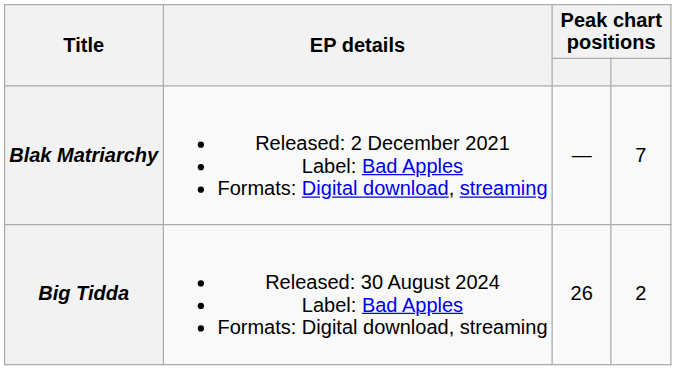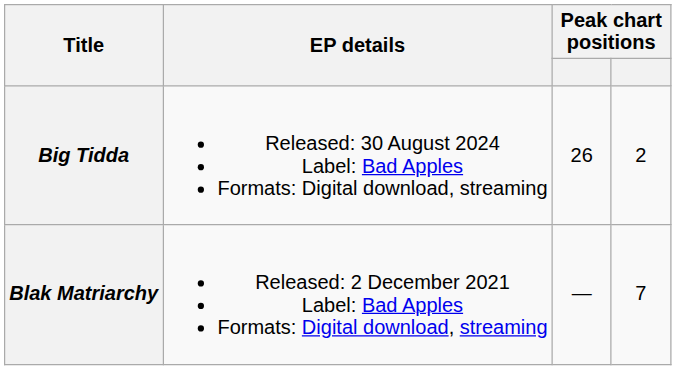rows swapped: (84, 155) <-> (84, 294)
